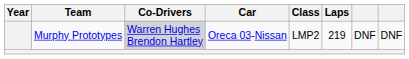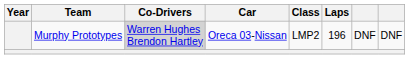(337, 36) 219 -> (337, 36) 196
